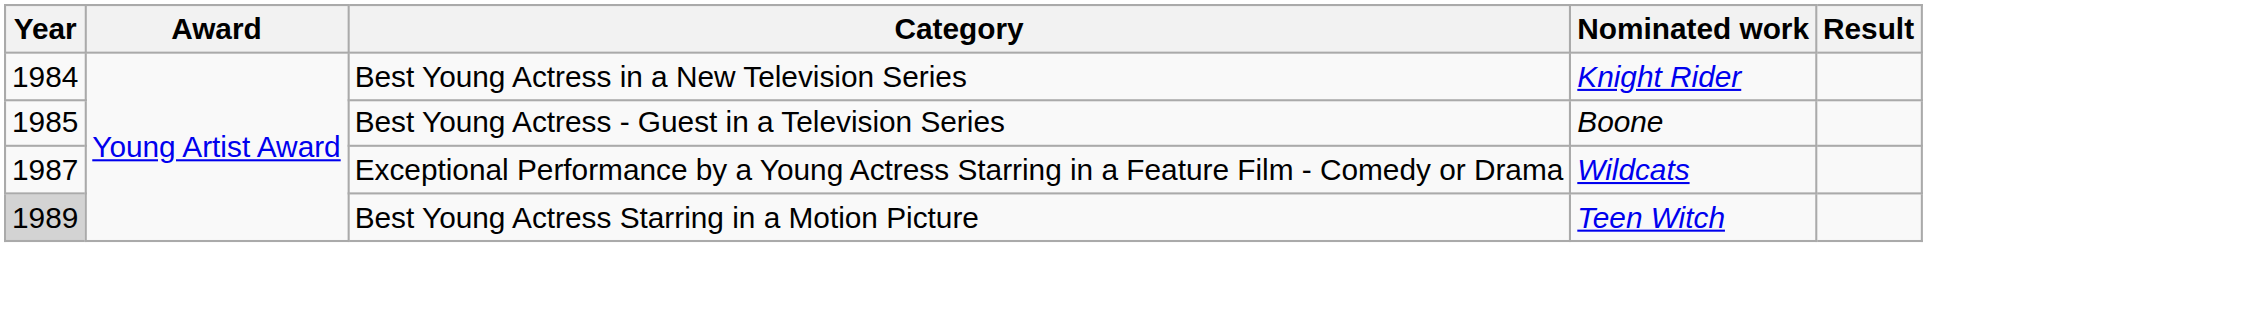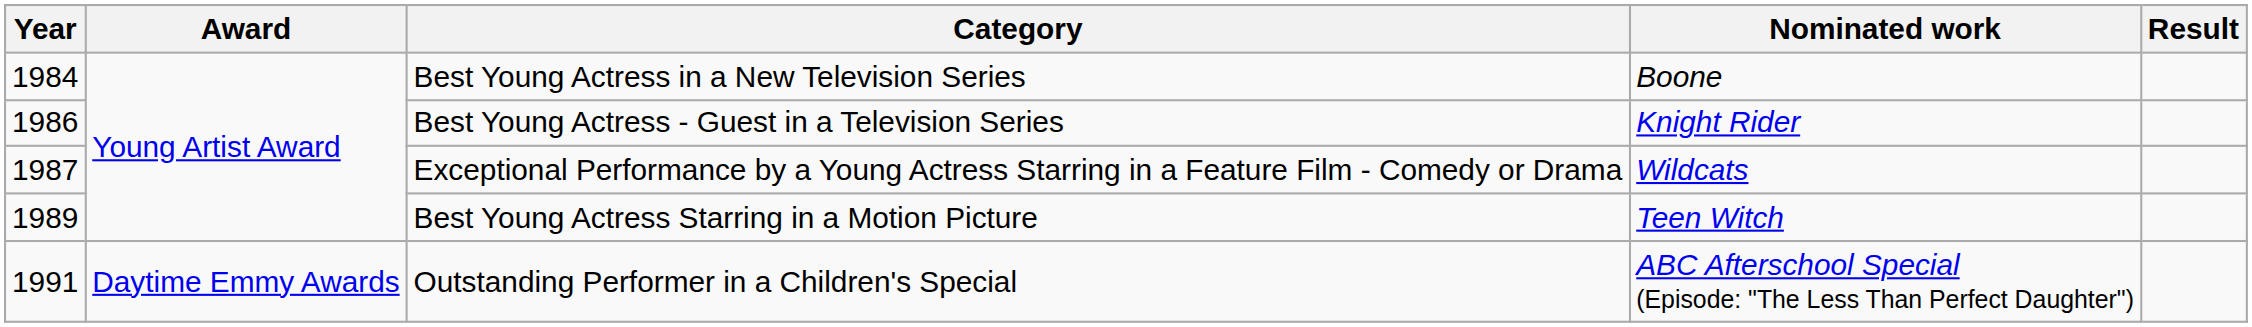(1659, 76) Knight Rider -> (1679, 76) Boone
(45, 123) 1985 -> (45, 123) 1986
(1620, 123) Boone -> (1718, 123) Knight Rider
(45, 217) lightgrey background -> (45, 217) no background
+ row: (715, 281)
